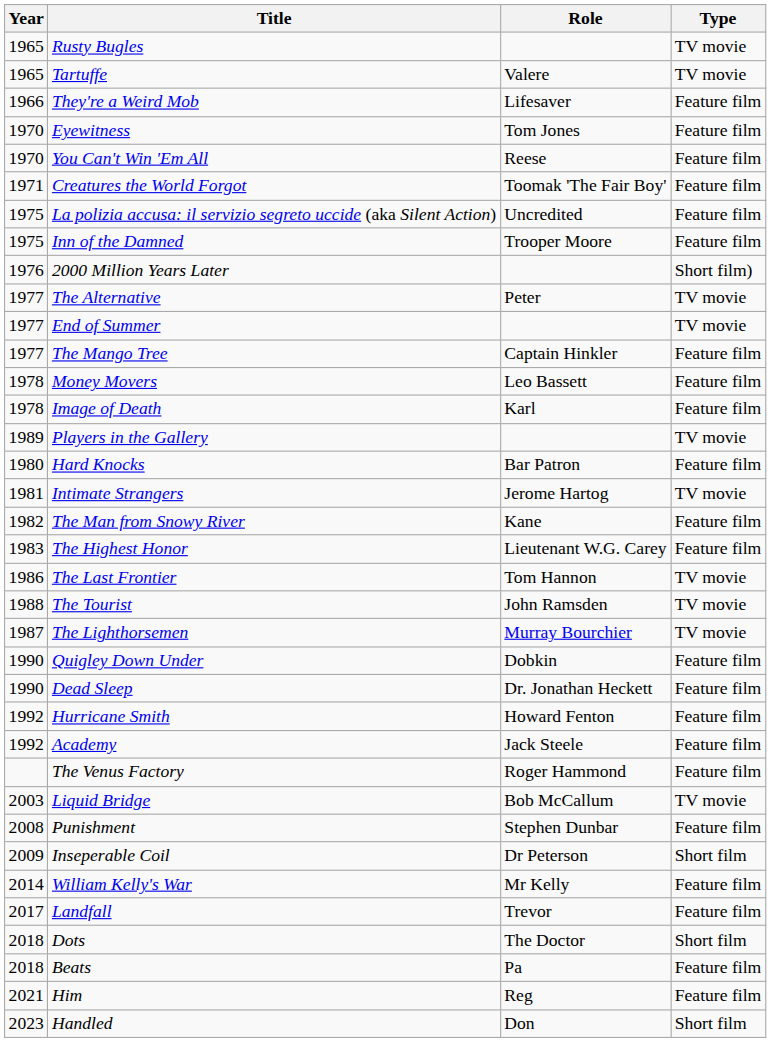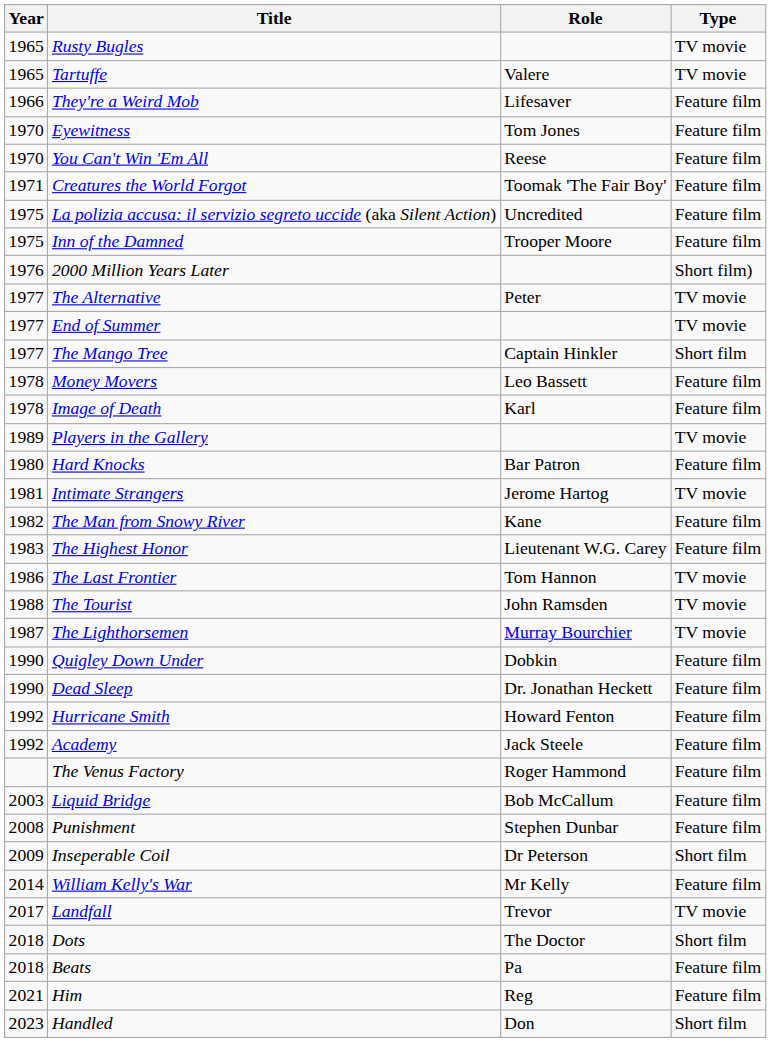(718, 353) Feature film -> (711, 353) Short film
(710, 800) TV movie -> (718, 800) Feature film
(718, 911) Feature film -> (710, 911) TV movie
